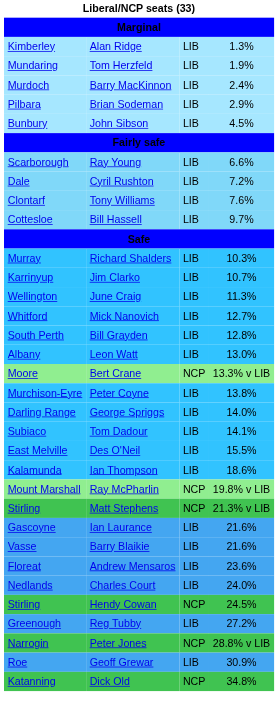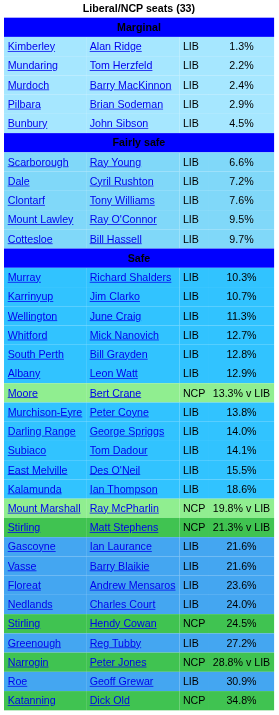(241, 66) 1.9% -> (241, 66) 2.2%
+ row: (123, 220)
(241, 354) 13.0% -> (241, 373) 12.9%
